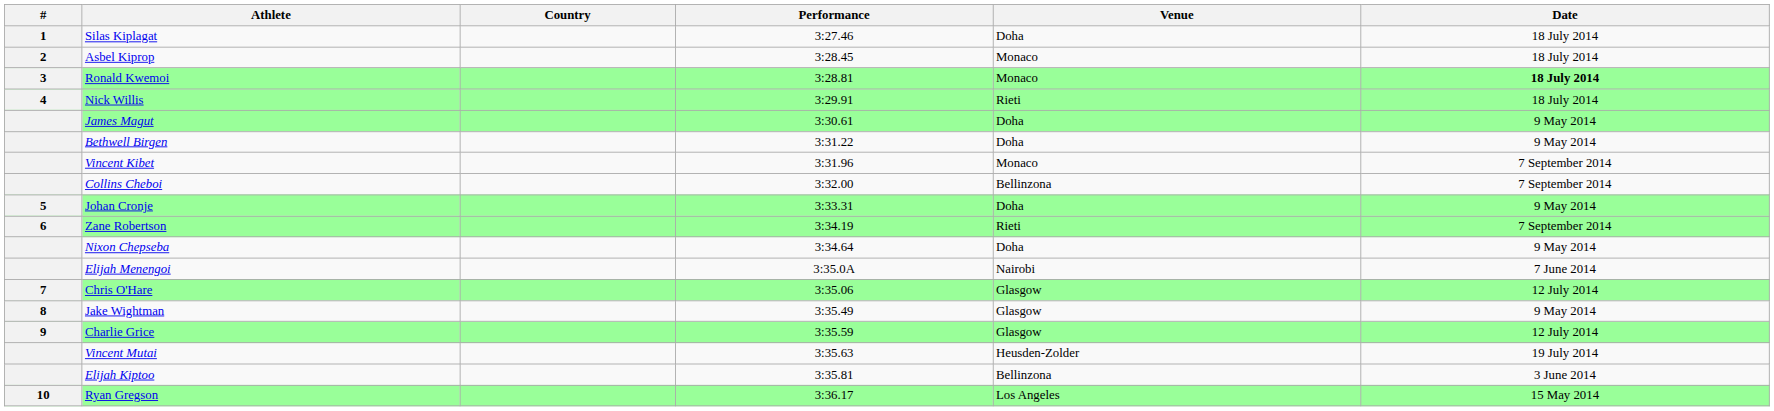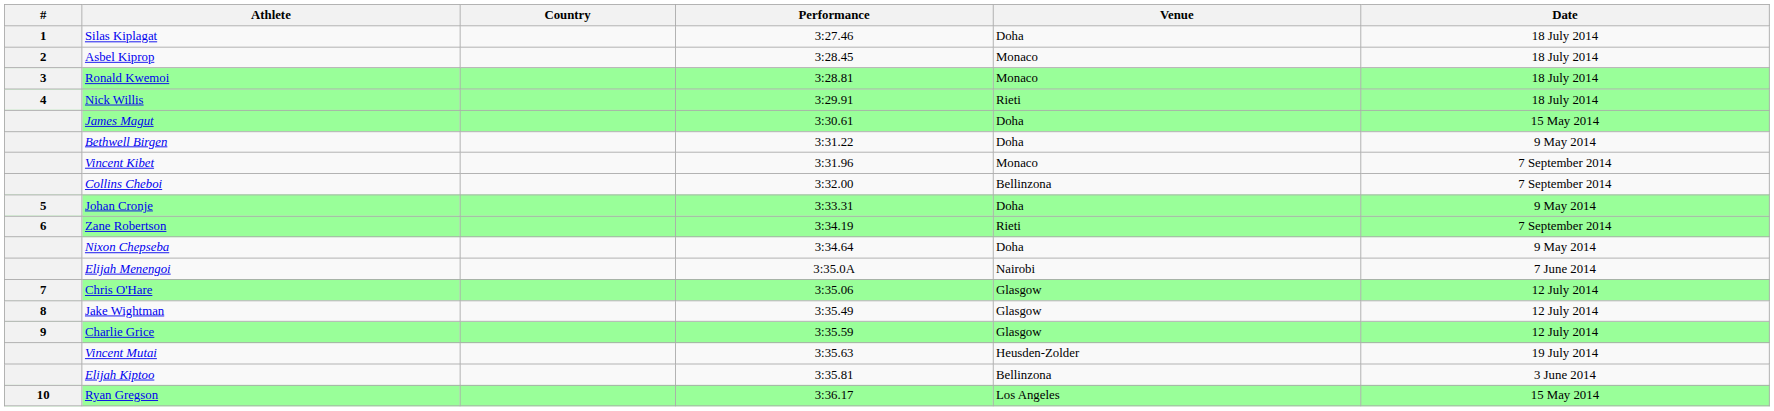(1565, 78) bold -> (1565, 78) normal
(1565, 121) 9 May 2014 -> (1565, 121) 15 May 2014
(1565, 311) 9 May 2014 -> (1565, 311) 12 July 2014
